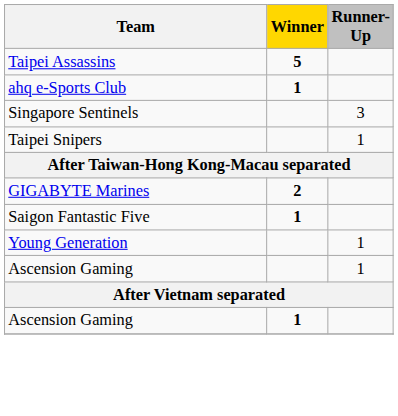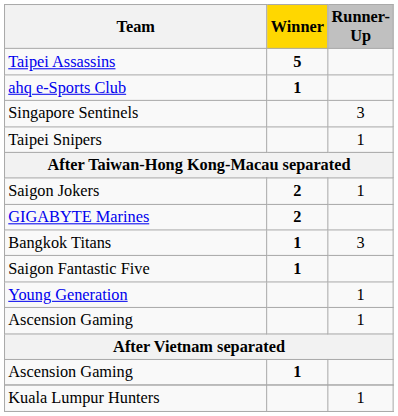+ row: (54, 191)
+ row: (60, 242)
+ row: (84, 398)
